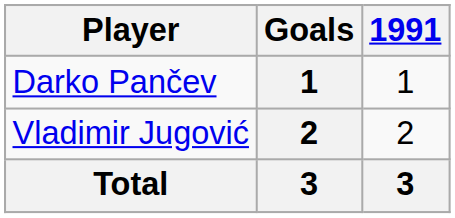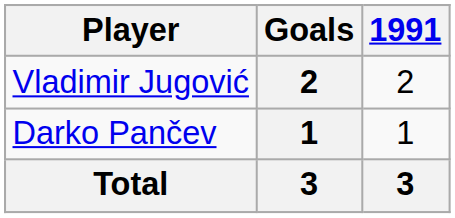rows swapped: (131, 133) <-> (115, 81)
